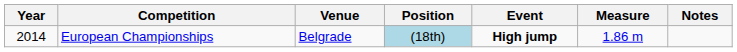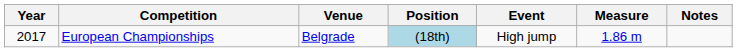(31, 36) 2014 -> (31, 36) 2017
(525, 36) bold -> (526, 36) normal
